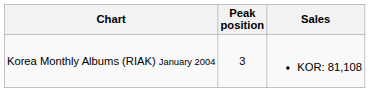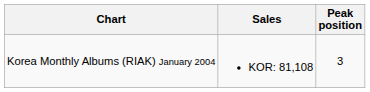columns swapped: (242, 19) <-> (316, 19)
